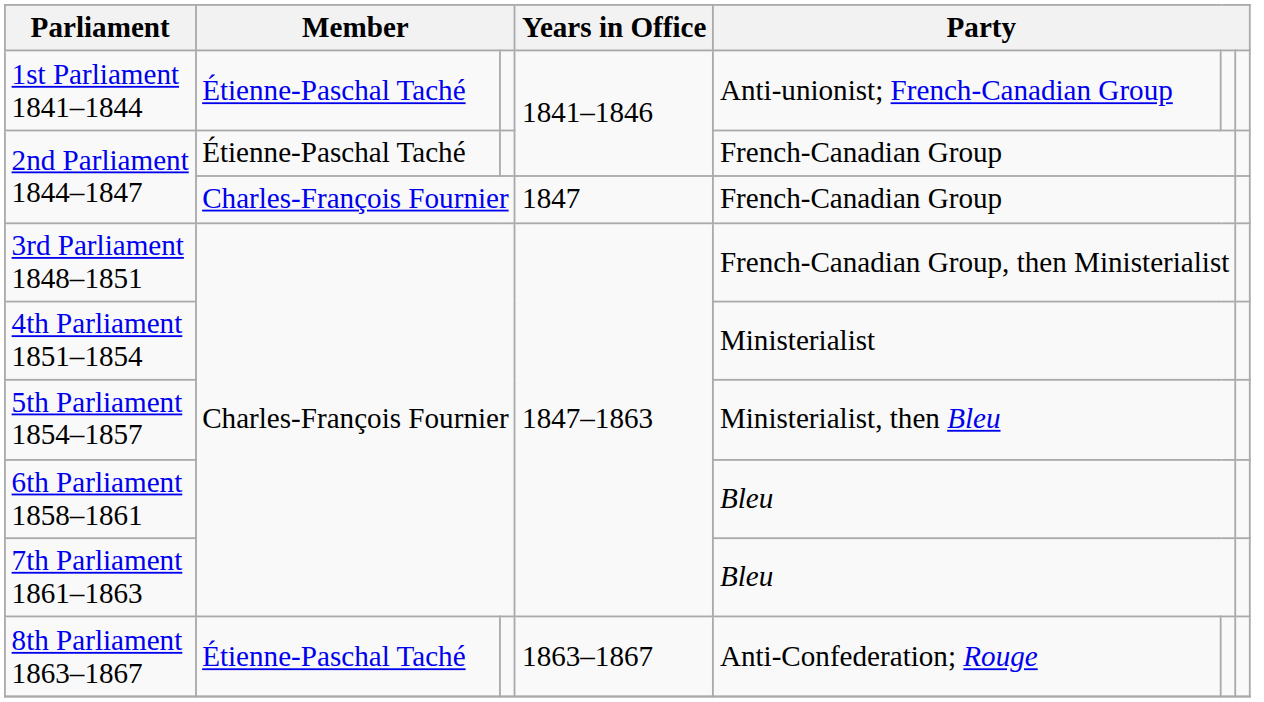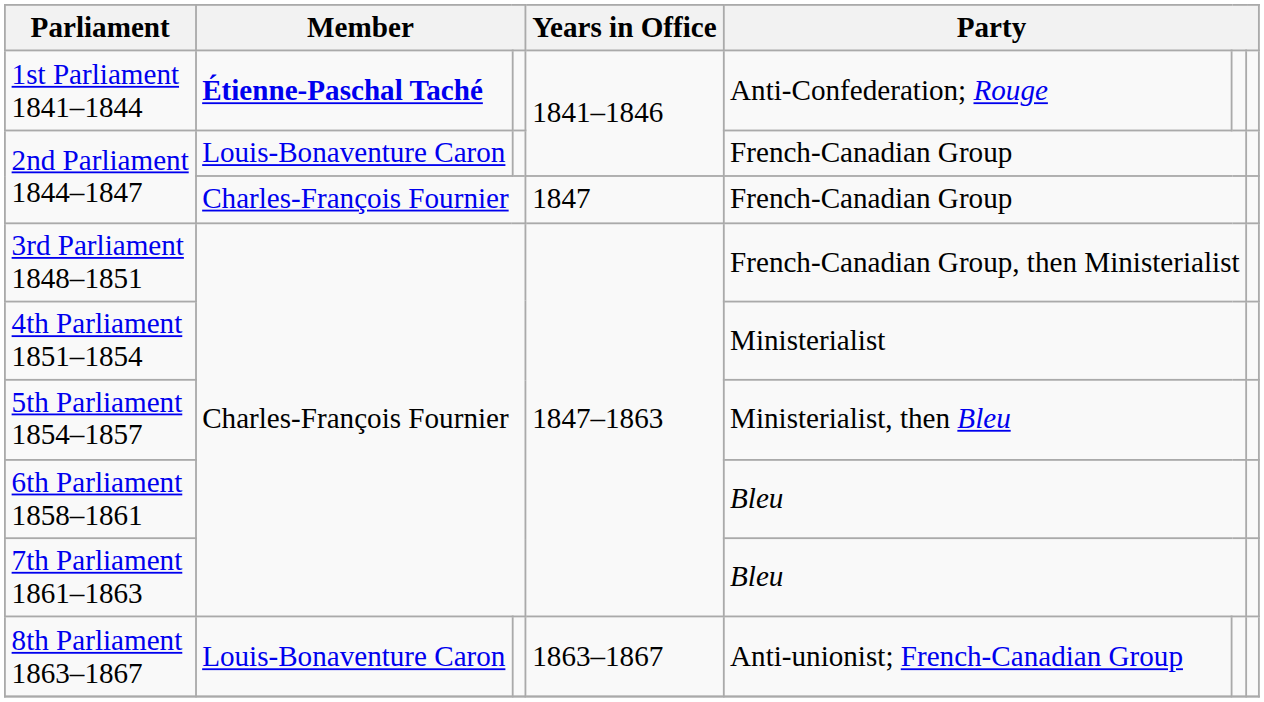(334, 90) normal -> (343, 90) bold
(946, 90) Anti-unionist; French-Canadian Group -> (889, 90) Anti-Confederation; Rouge
(334, 152) Étienne-Paschal Taché -> (354, 152) Louis-Bonaventure Caron
(334, 656) Étienne-Paschal Taché -> (354, 656) Louis-Bonaventure Caron
(879, 656) Anti-Confederation; Rouge -> (957, 656) Anti-unionist; French-Canadian Group
